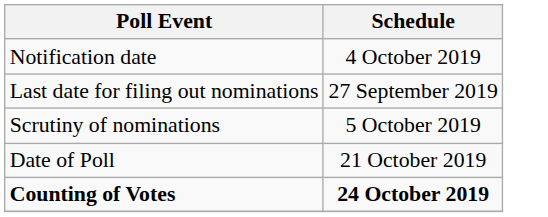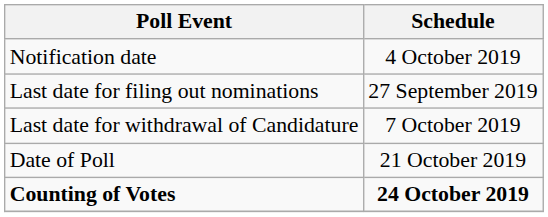- row: (115, 125)
+ row: (184, 125)
